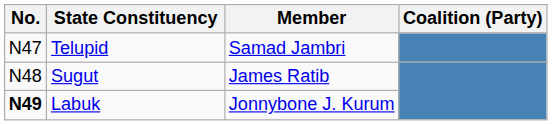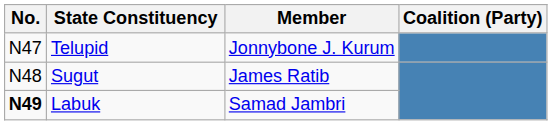(287, 47) Samad Jambri -> (312, 47) Jonnybone J. Kurum
(312, 104) Jonnybone J. Kurum -> (287, 104) Samad Jambri
